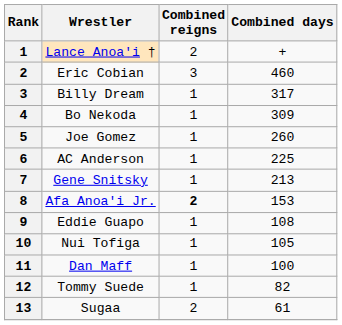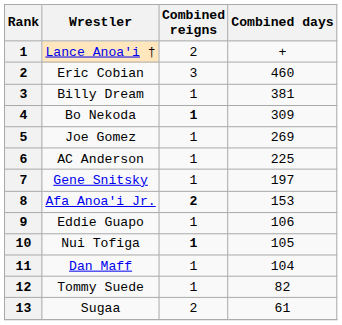(282, 95) 317 -> (282, 95) 381
(194, 116) normal -> (194, 116) bold
(282, 137) 260 -> (282, 137) 269
(282, 180) 213 -> (282, 180) 197
(282, 223) 108 -> (282, 223) 106
(194, 244) normal -> (194, 244) bold
(282, 266) 100 -> (282, 266) 104
